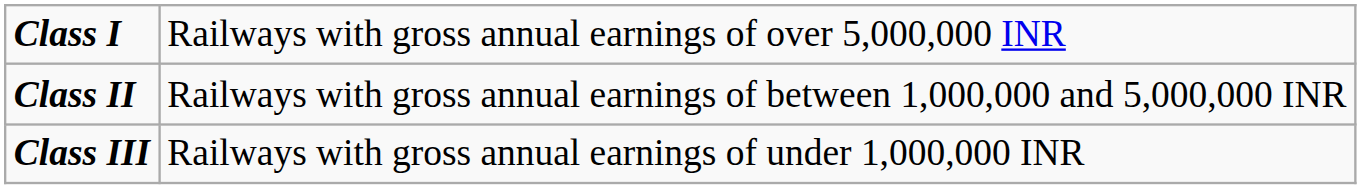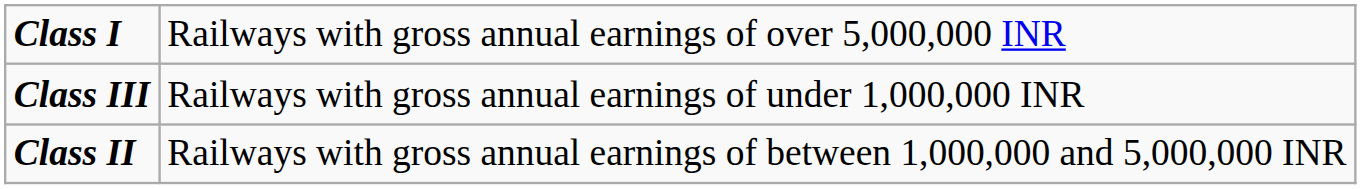rows swapped: (75, 93) <-> (82, 152)
